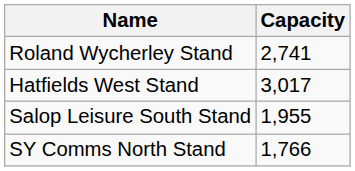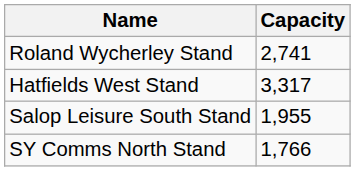(286, 85) 3,017 -> (286, 85) 3,317
